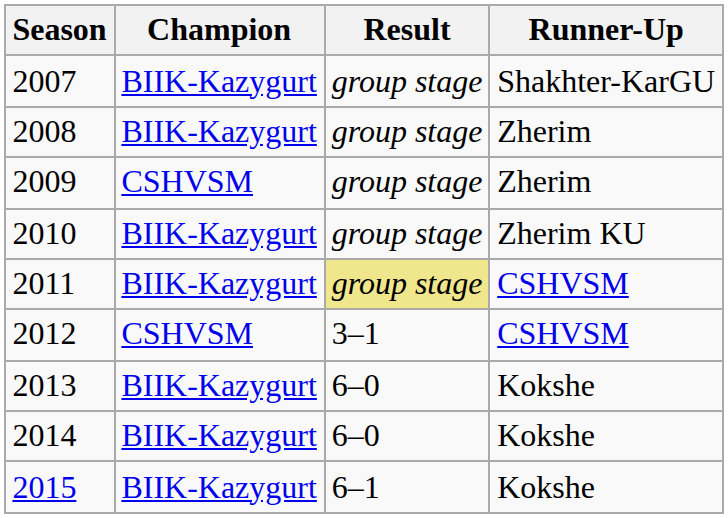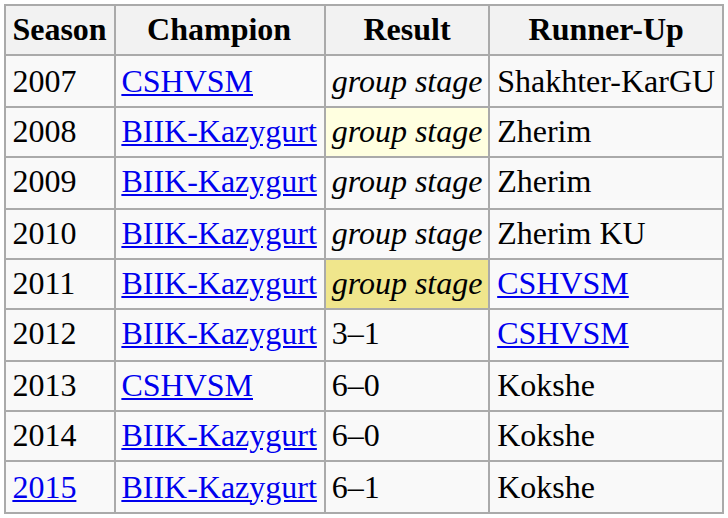(219, 80) BIIK-Kazygurt -> (187, 80) CSHVSM
(407, 131) no background -> (407, 131) lightyellow background
(187, 182) CSHVSM -> (219, 182) BIIK-Kazygurt
(187, 334) CSHVSM -> (219, 334) BIIK-Kazygurt
(219, 385) BIIK-Kazygurt -> (187, 385) CSHVSM
